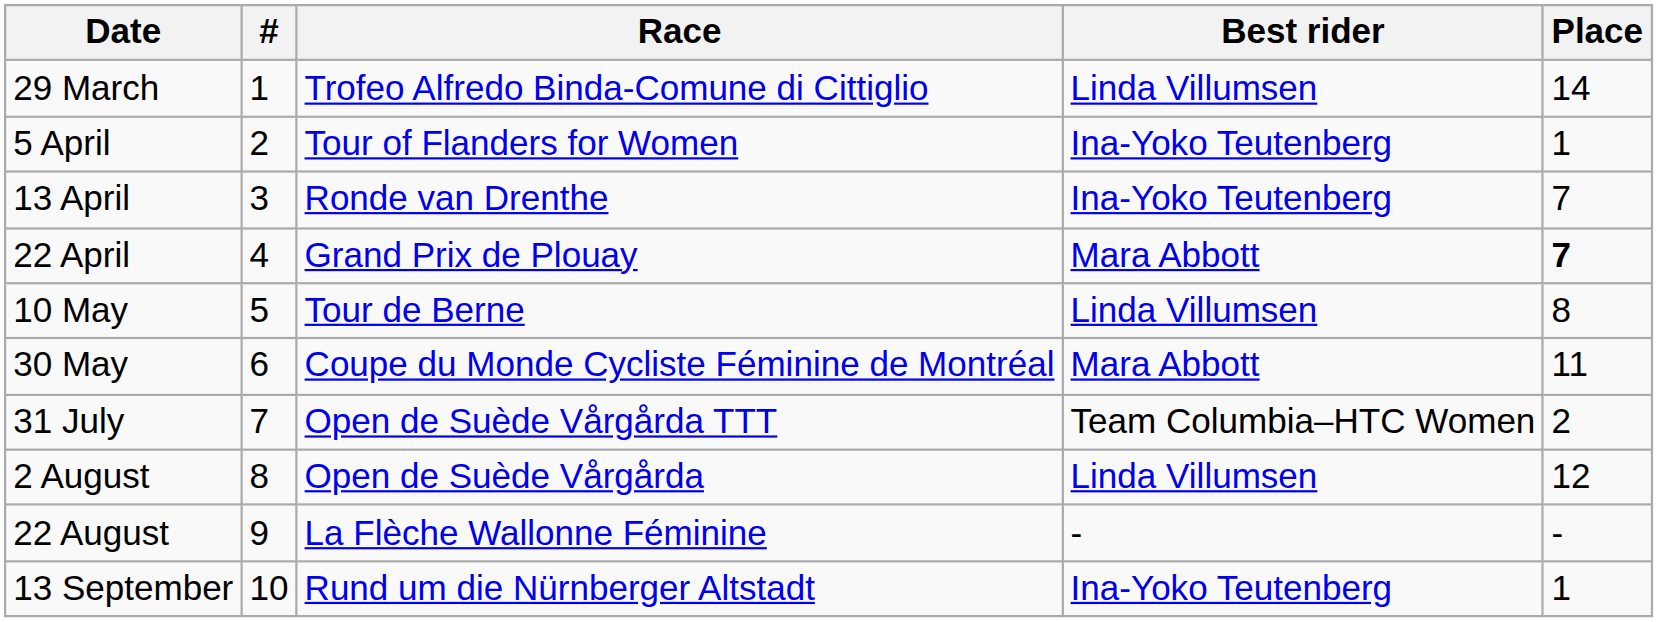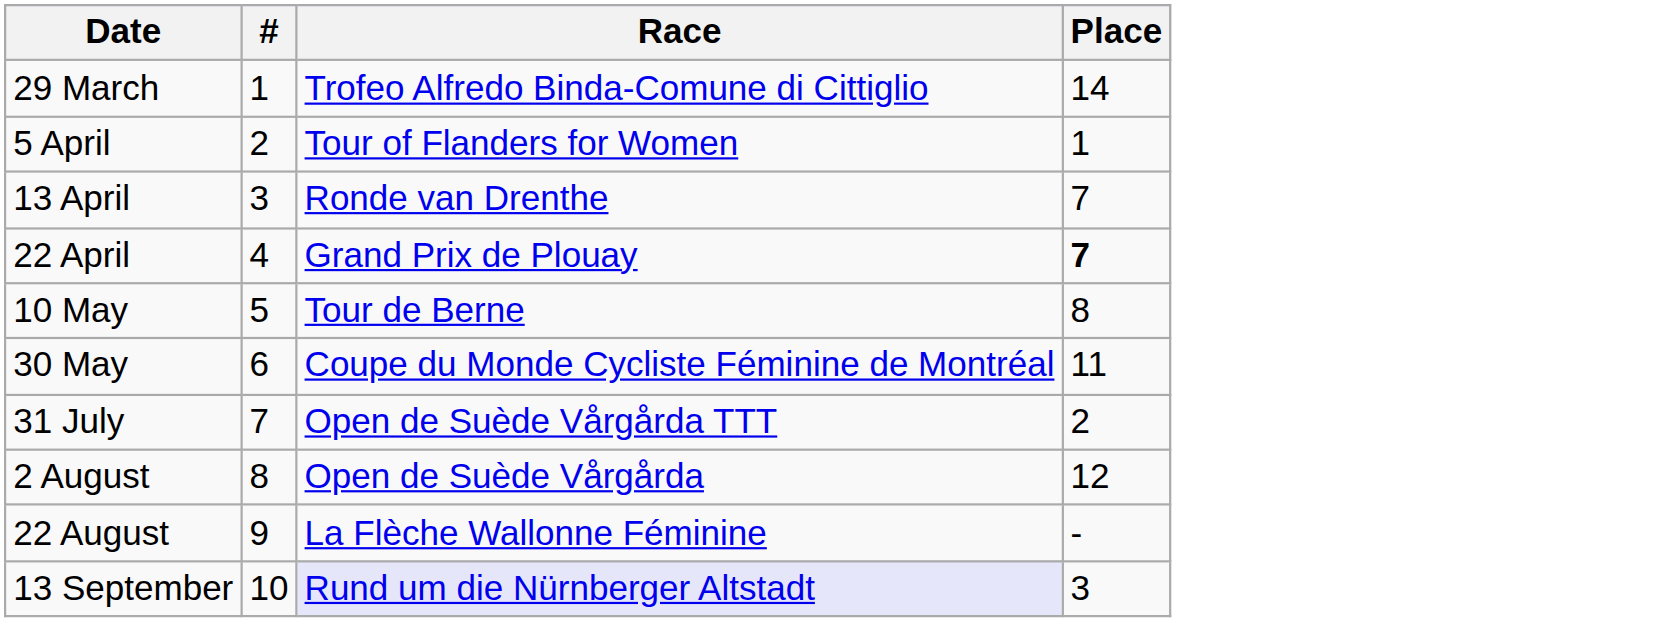- column: (1303, 32)
(560, 587) no background -> (560, 587) lavender background
(1561, 587) 1 -> (1080, 587) 3
